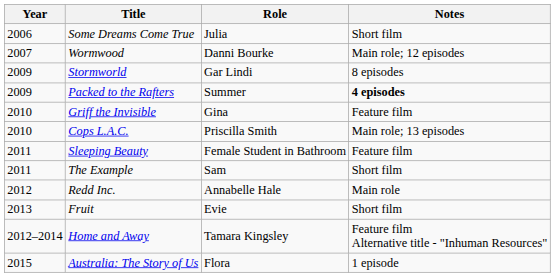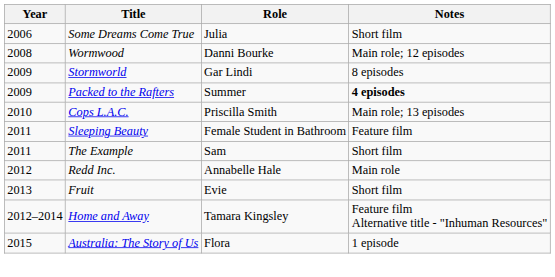(20, 53) 2007 -> (20, 53) 2008
- row: (112, 111)
